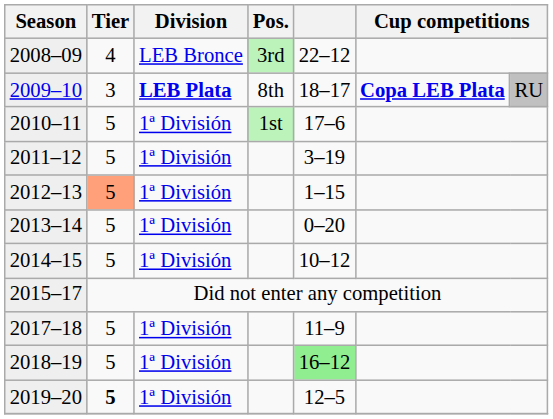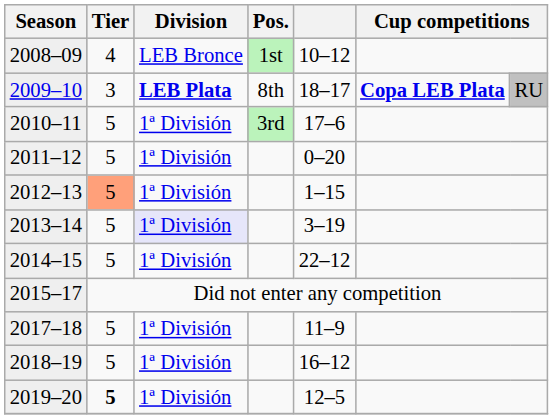(271, 55) 3rd -> (271, 55) 1st
(324, 55) 22–12 -> (324, 55) 10–12
(271, 123) 1st -> (271, 123) 3rd
(324, 157) 3–19 -> (324, 157) 0–20
(185, 225) no background -> (185, 225) lavender background
(324, 225) 0–20 -> (324, 225) 3–19
(324, 259) 10–12 -> (324, 259) 22–12
(324, 362) lightgreen background -> (324, 362) no background
